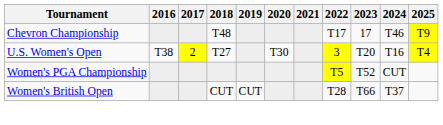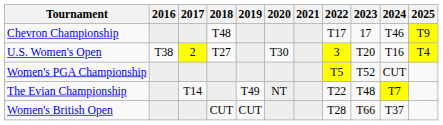+ row: (67, 91)
